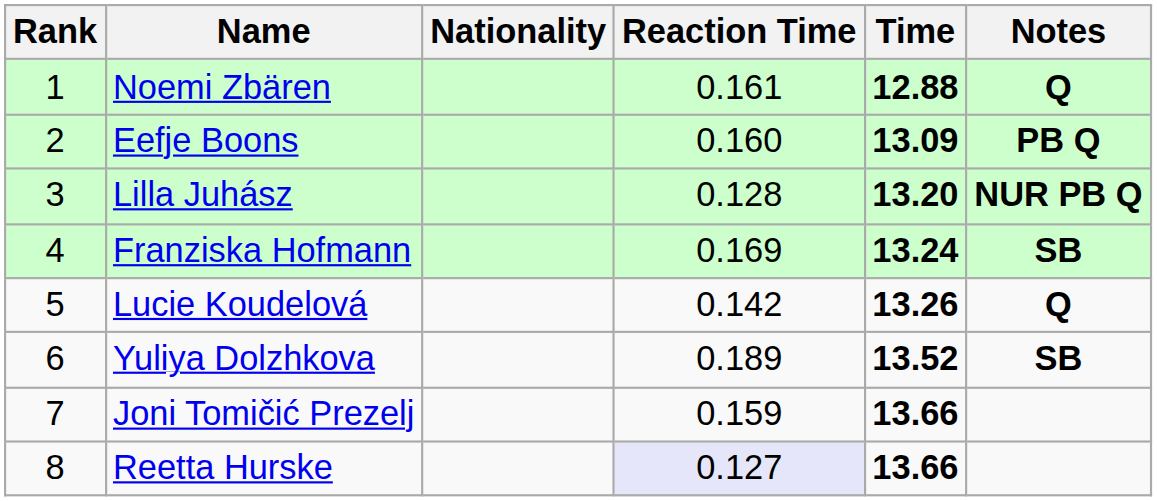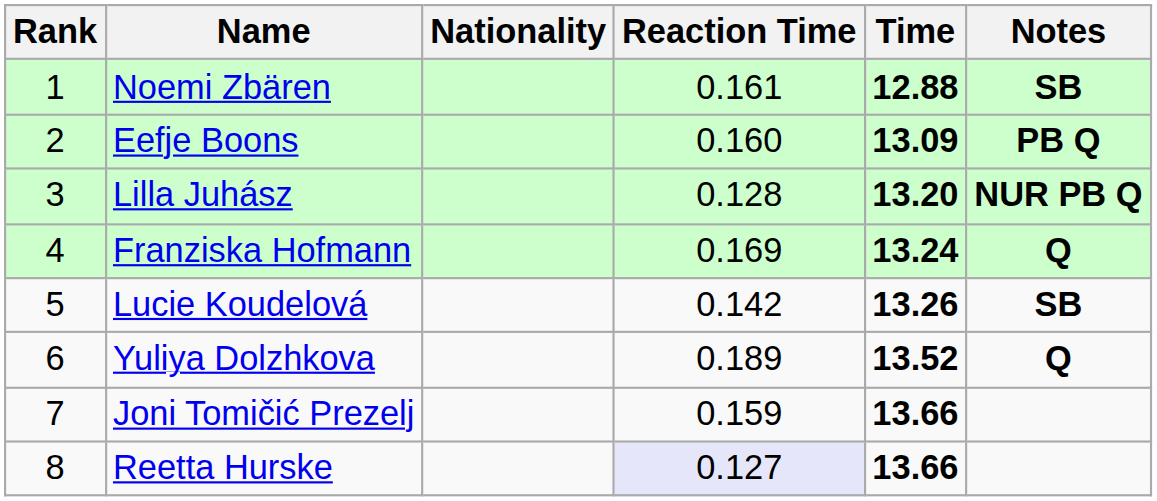(1058, 86) Q -> (1058, 86) SB
(1058, 250) SB -> (1058, 250) Q
(1058, 304) Q -> (1058, 304) SB
(1058, 359) SB -> (1058, 359) Q
